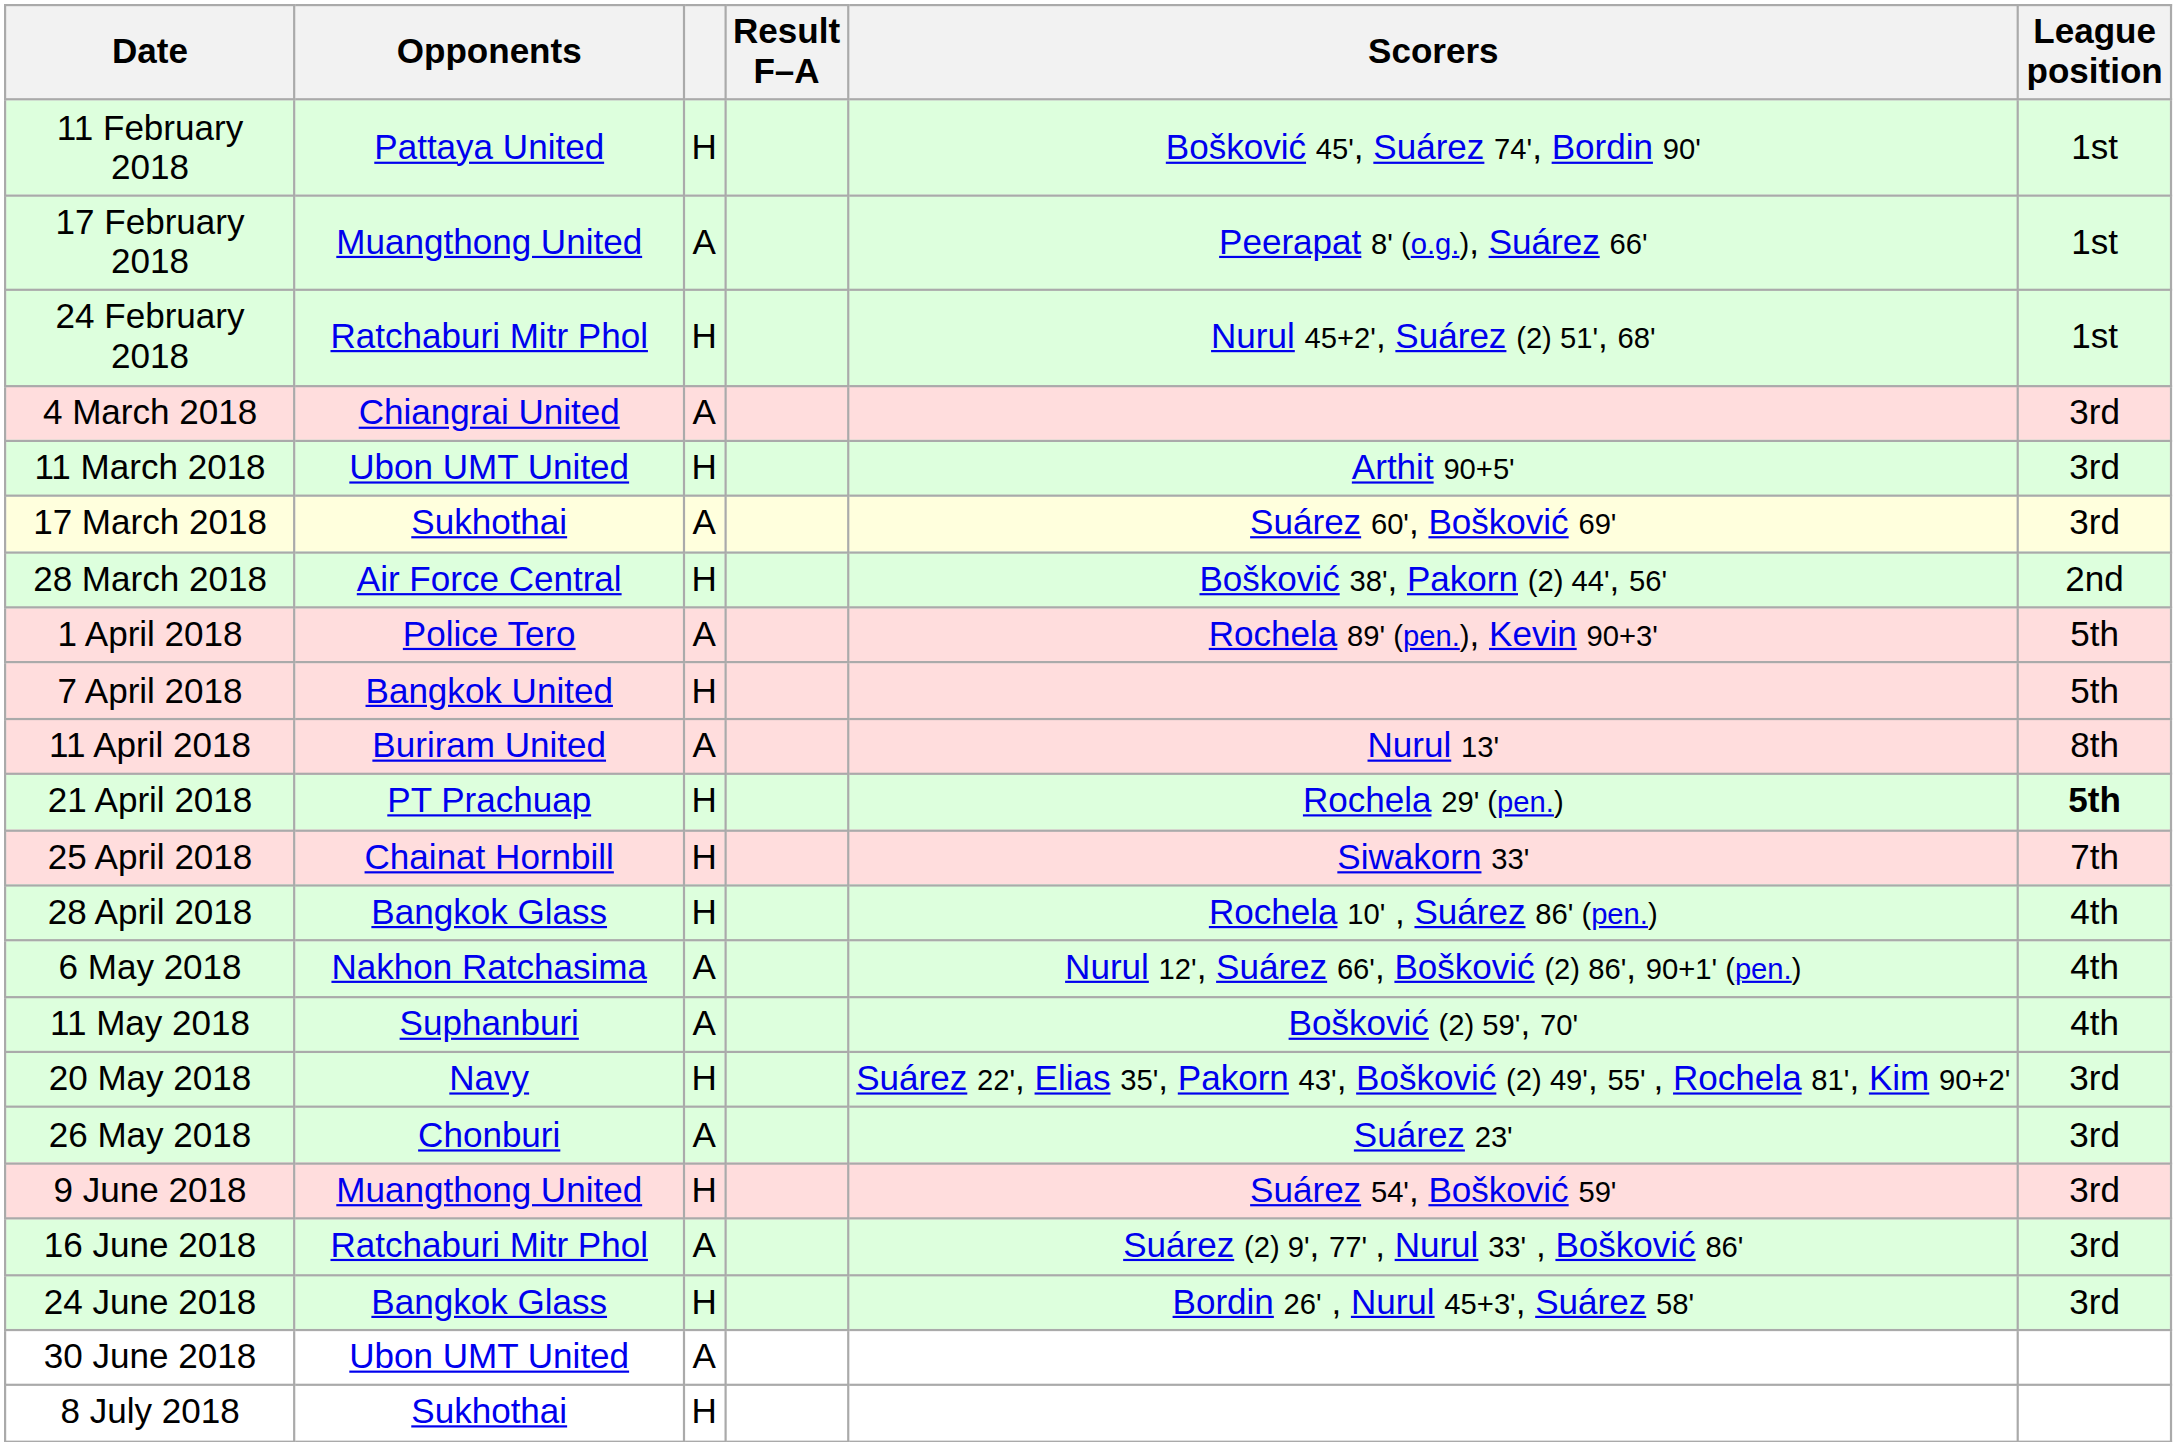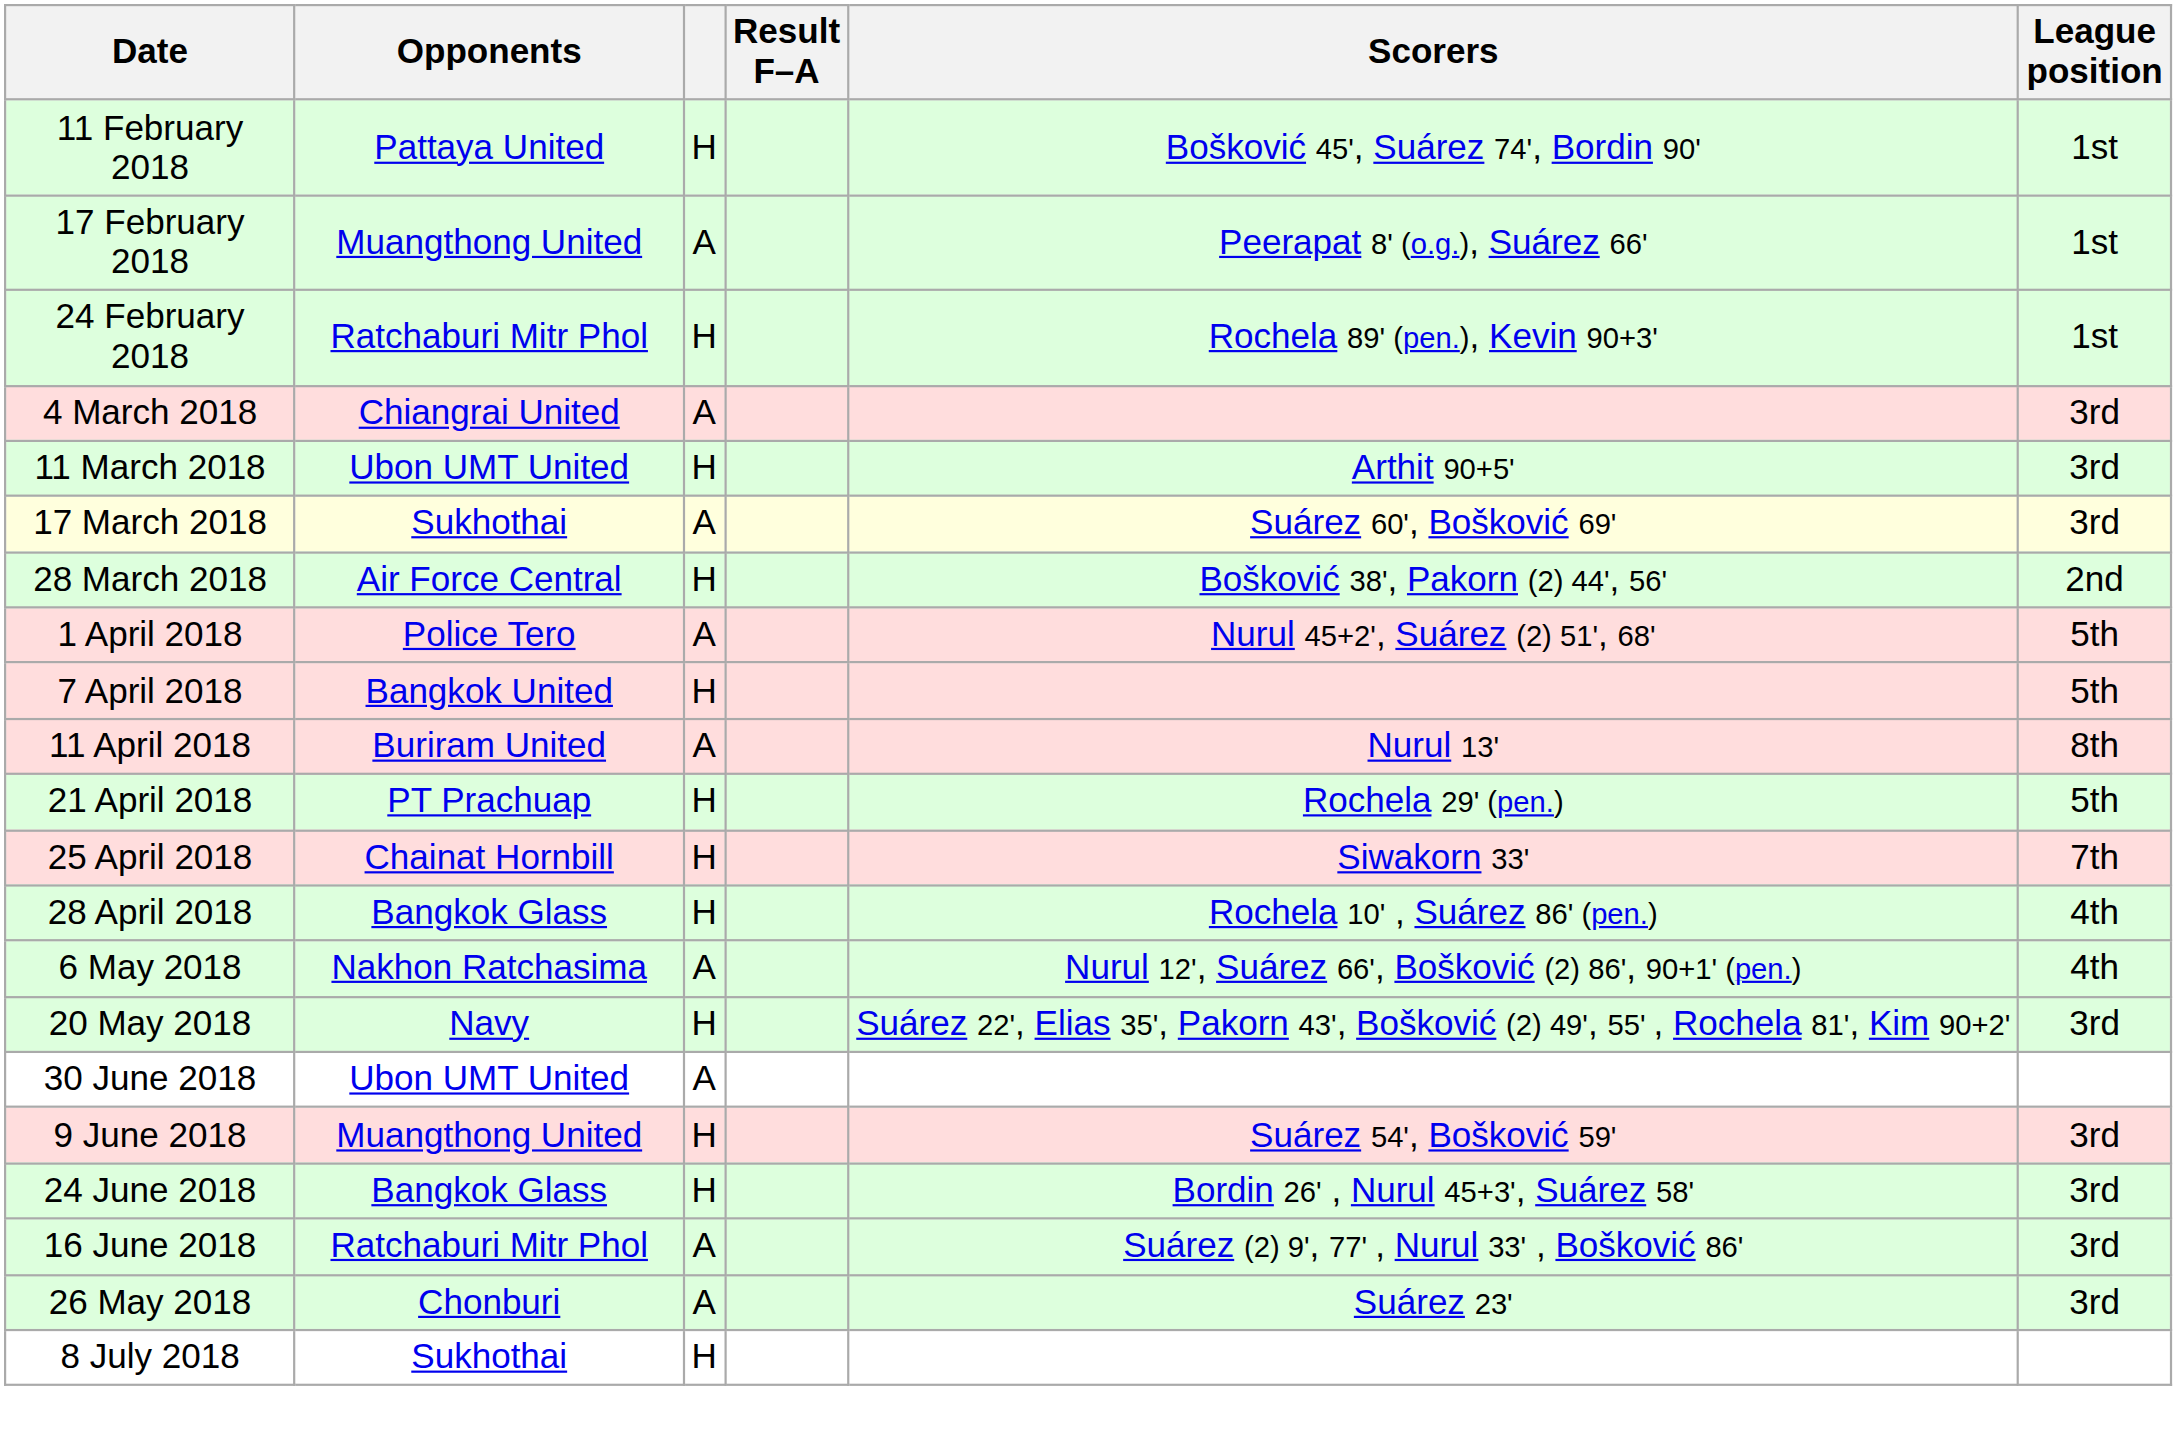(1433, 336) Nurul 45+2', Suárez (2) 51', 68' -> (1433, 336) Rochela 89' (pen.), Kevin 90+3'
(1433, 634) Rochela 89' (pen.), Kevin 90+3' -> (1433, 634) Nurul 45+2', Suárez (2) 51', 68'
(2095, 801) bold -> (2095, 801) normal
- row: (150, 1023)
rows swapped: (150, 1134) <-> (150, 1356)
rows swapped: (150, 1245) <-> (150, 1301)
